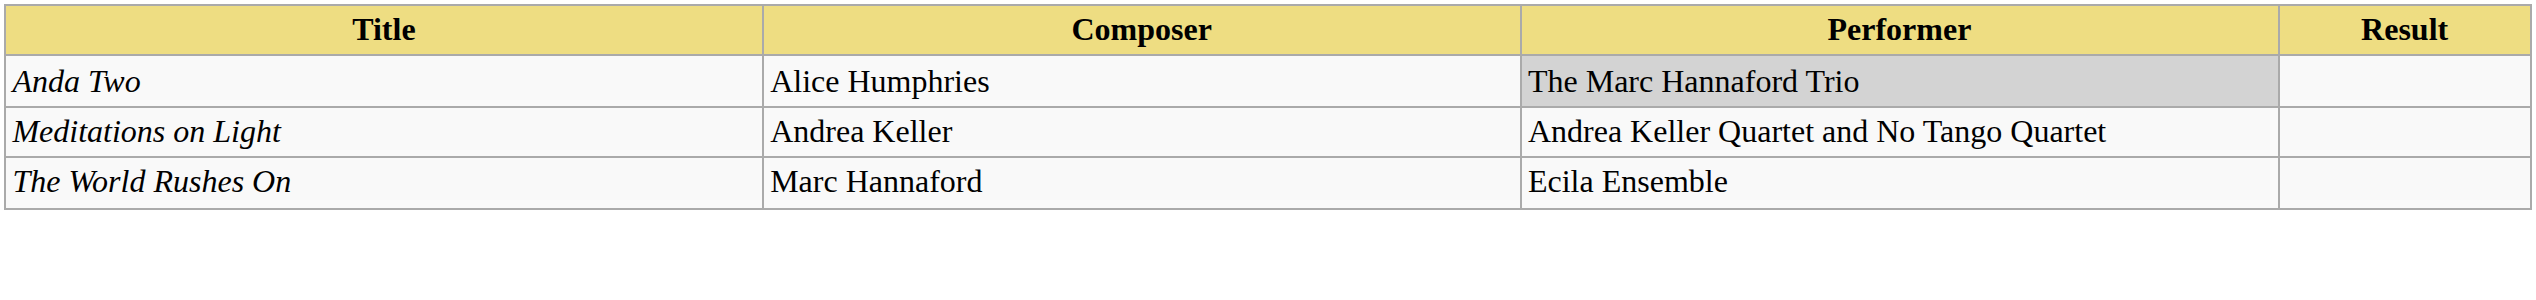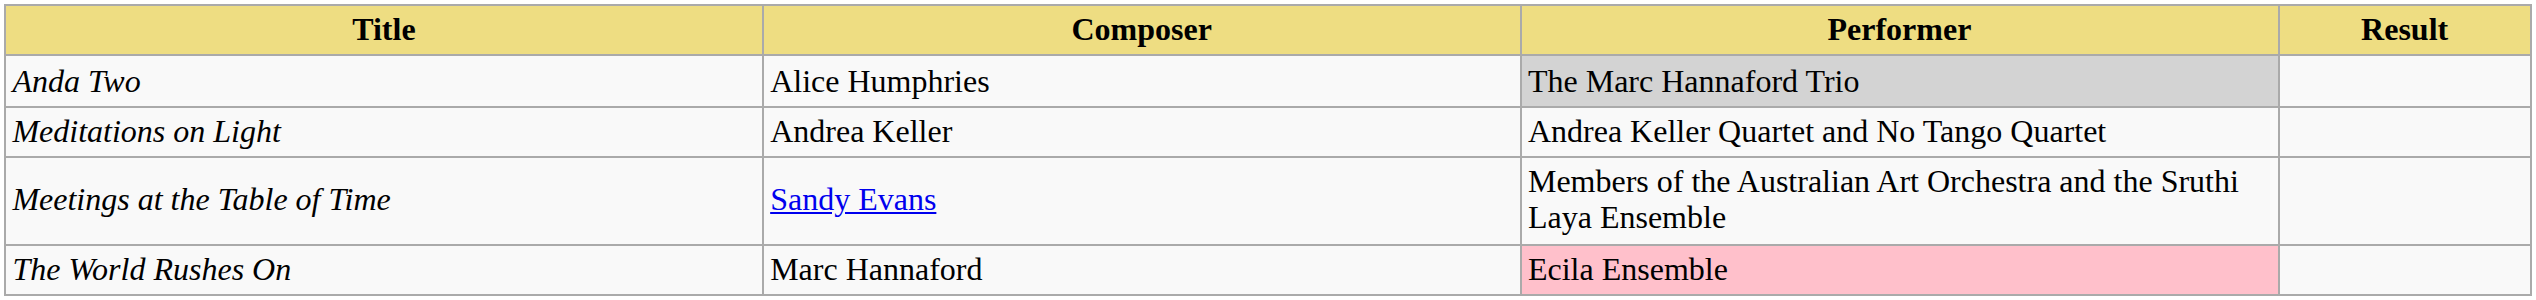+ row: (202, 200)
(1628, 182) no background -> (1628, 268) pink background
